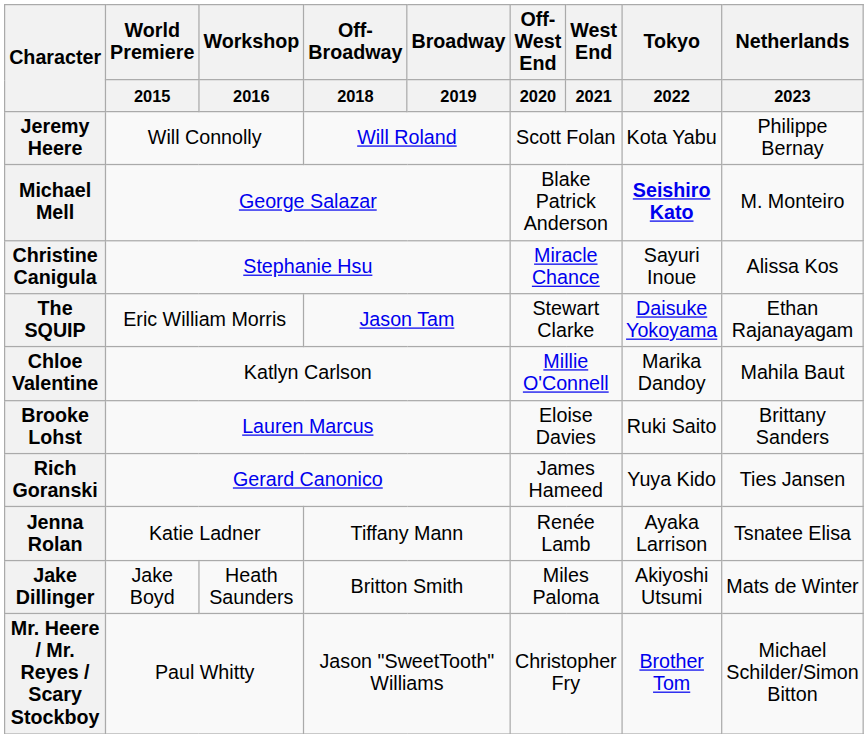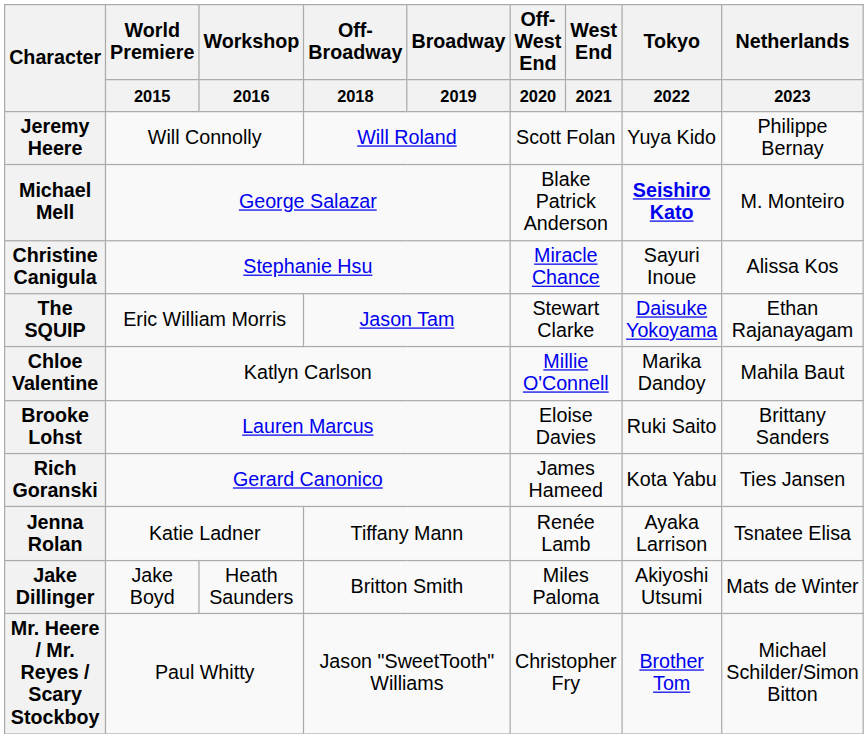(672, 137) Kota Yabu -> (672, 137) Yuya Kido
(672, 480) Yuya Kido -> (672, 480) Kota Yabu
